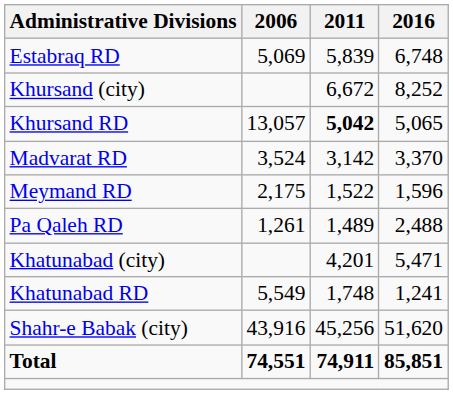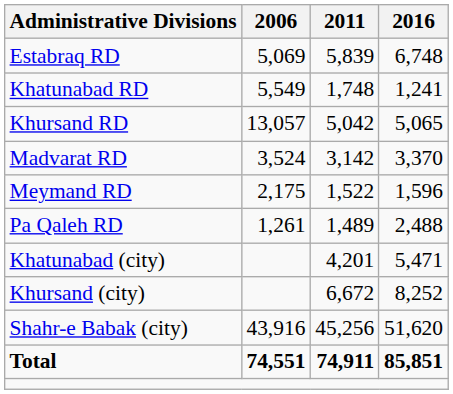rows swapped: (79, 293) <-> (77, 89)
(350, 123) bold -> (350, 123) normal
